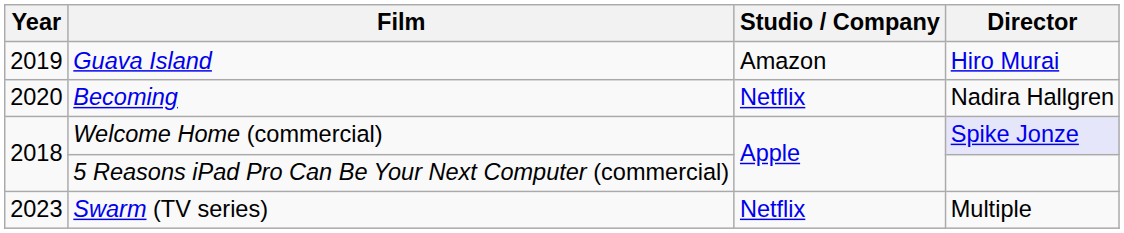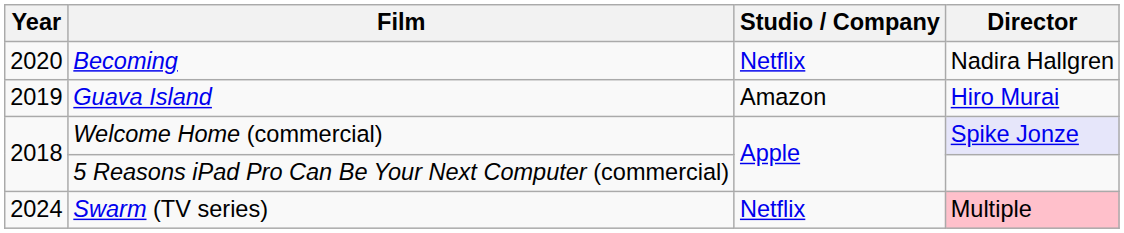rows swapped: (126, 97) <-> (143, 60)
(36, 209) 2023 -> (36, 209) 2024
(991, 209) no background -> (991, 209) pink background
